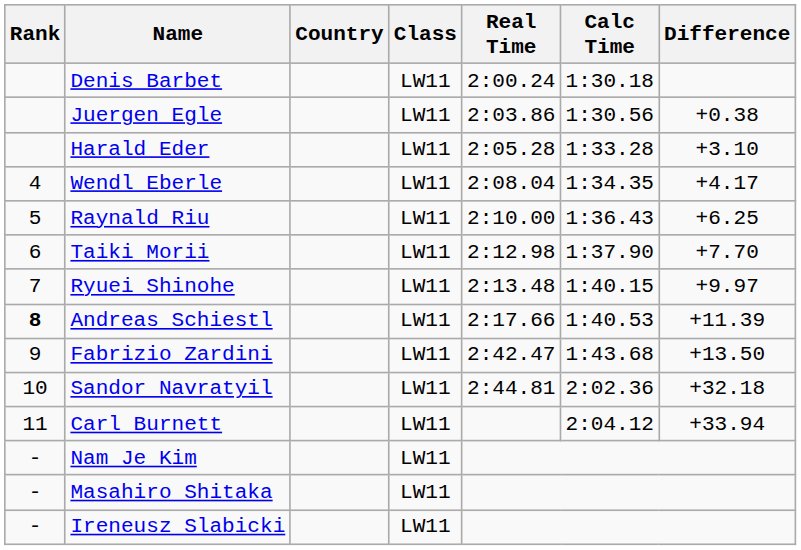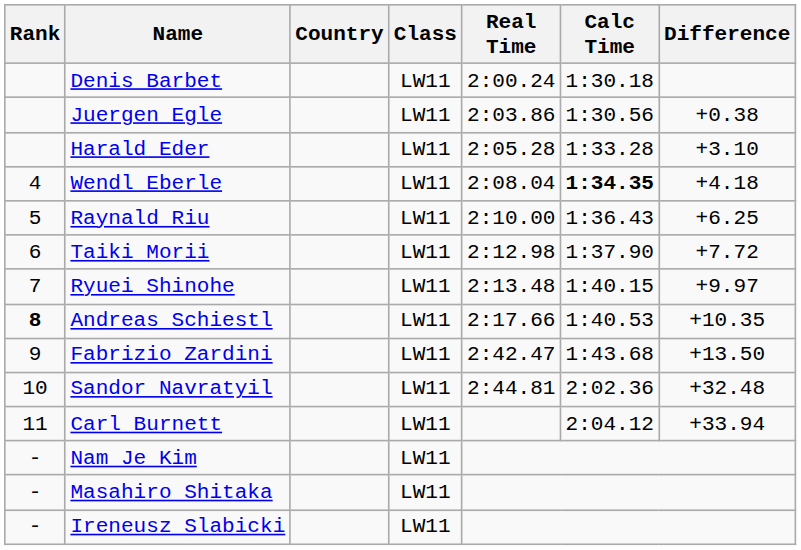(610, 184) normal -> (610, 184) bold
(727, 184) +4.17 -> (727, 184) +4.18
(727, 252) +7.70 -> (727, 252) +7.72
(727, 321) +11.39 -> (727, 321) +10.35
(727, 390) +32.18 -> (727, 390) +32.48
